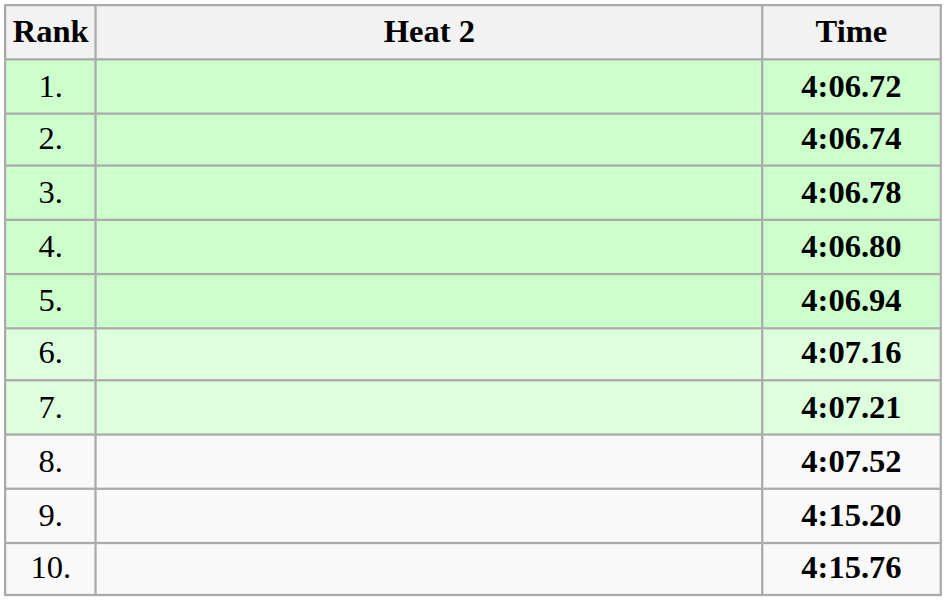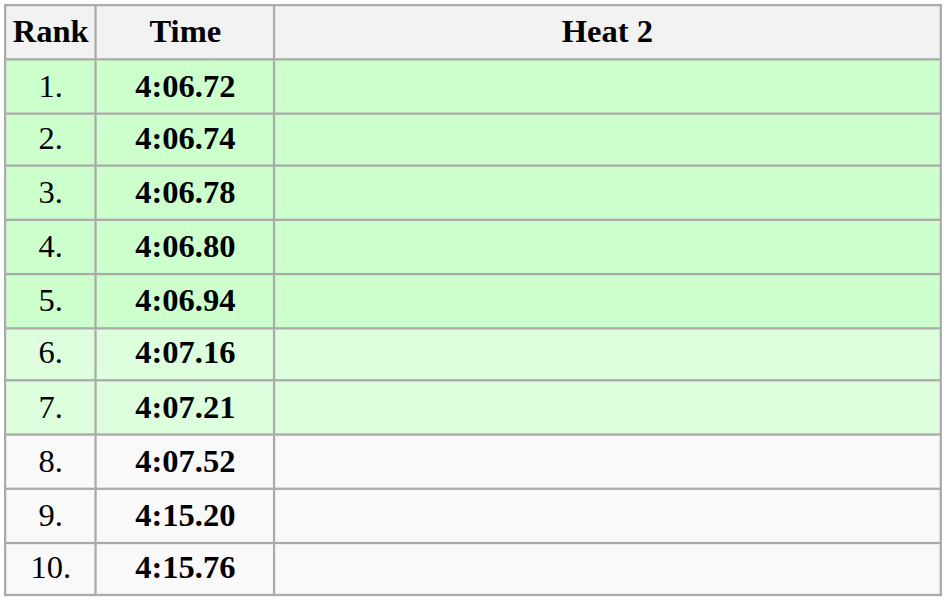columns swapped: (429, 31) <-> (851, 31)
